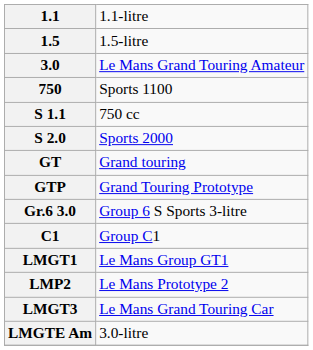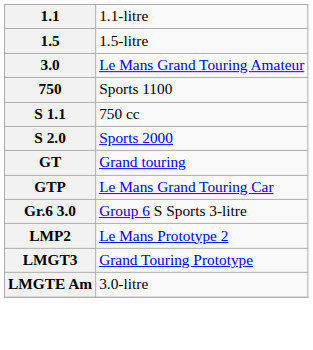(176, 187) Grand Touring Prototype -> (186, 187) Le Mans Grand Touring Car
- row: (50, 235)
- row: (50, 260)
(186, 308) Le Mans Grand Touring Car -> (176, 260) Grand Touring Prototype
